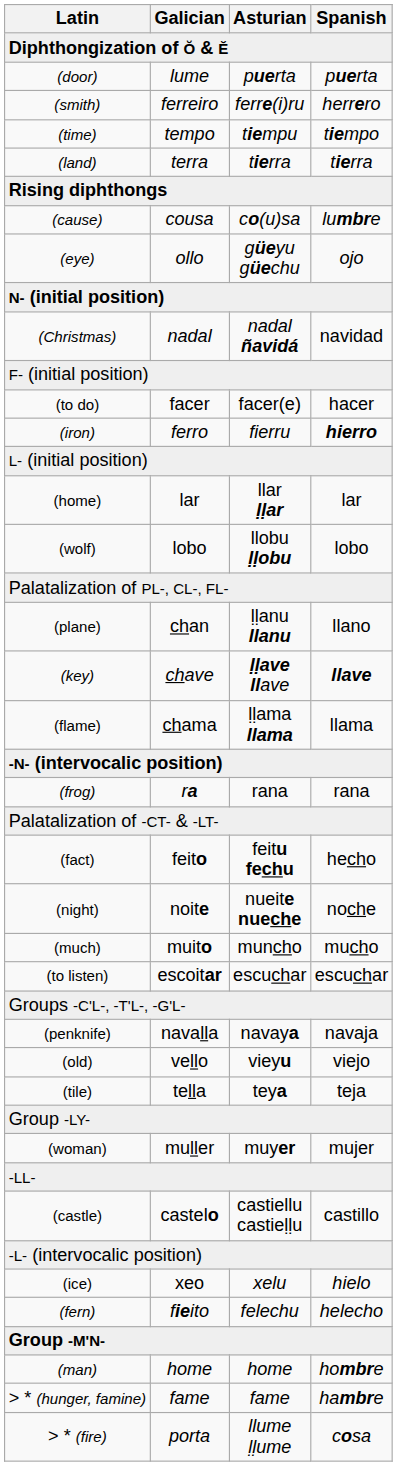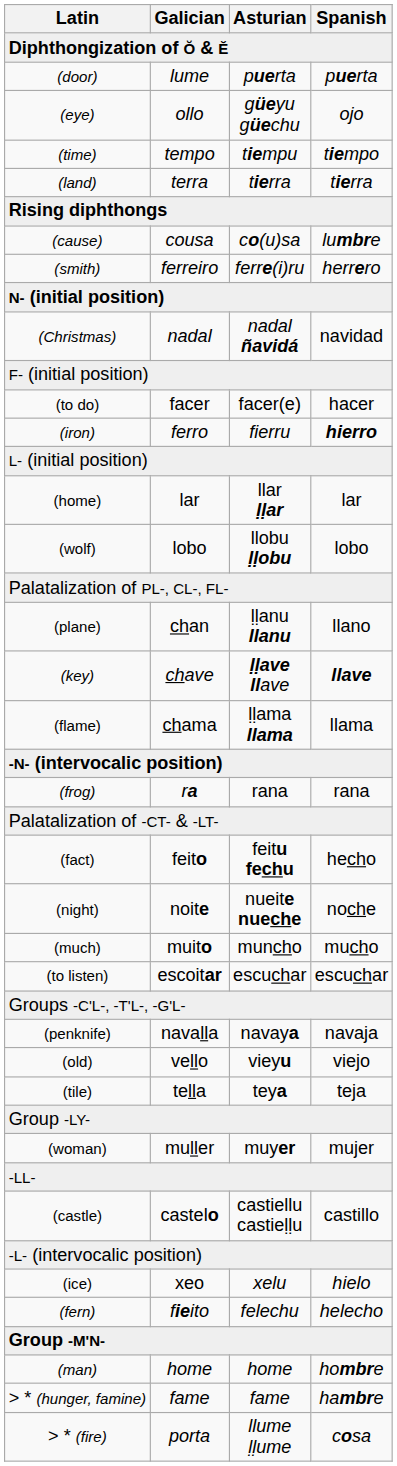rows swapped: (77, 259) <-> (77, 105)
